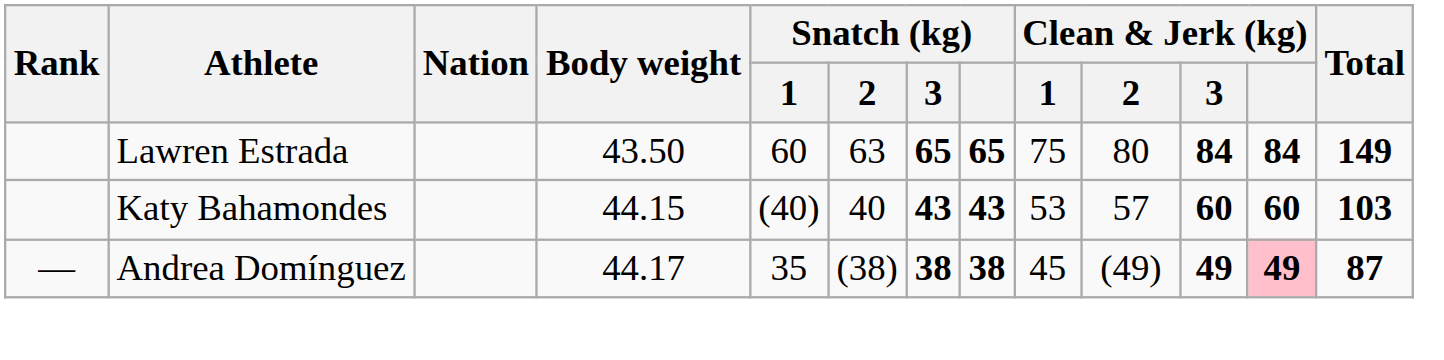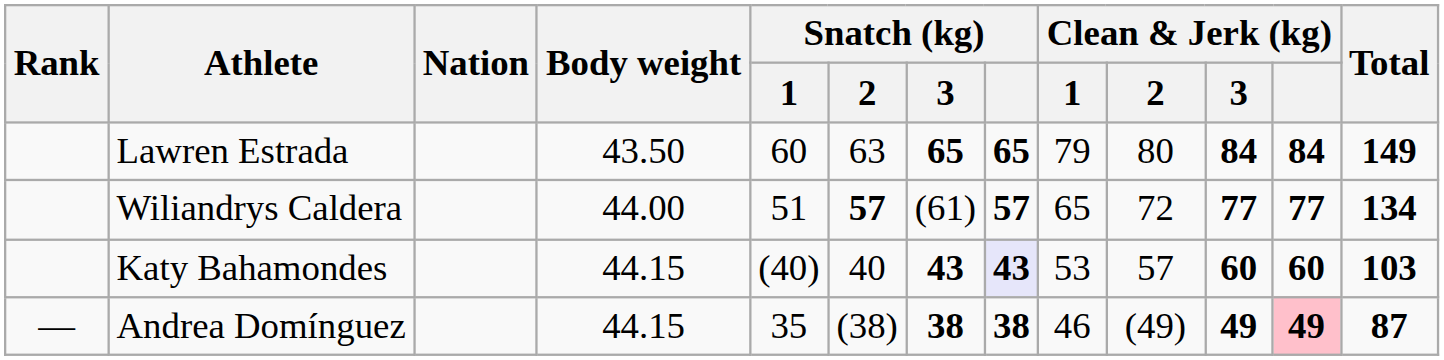(1048, 150) 75 -> (1072, 150) 79
+ row: (259, 208)
(987, 208) no background -> (1011, 267) lavender background
(644, 267) 44.17 -> (644, 325) 44.15
(1048, 267) 45 -> (1072, 325) 46
